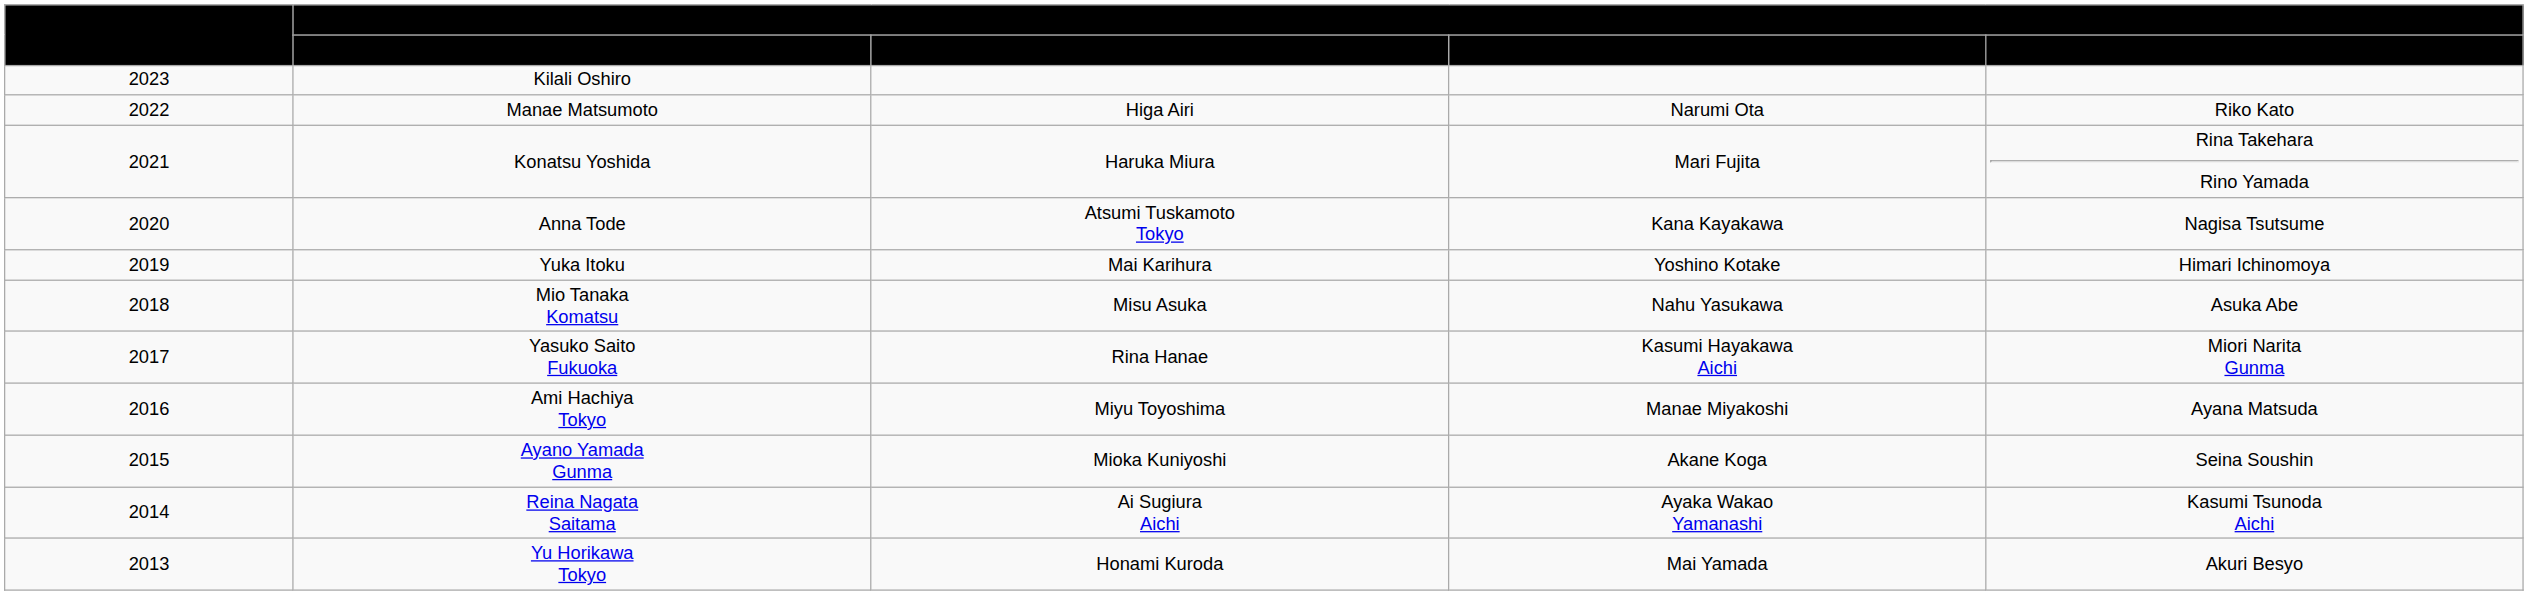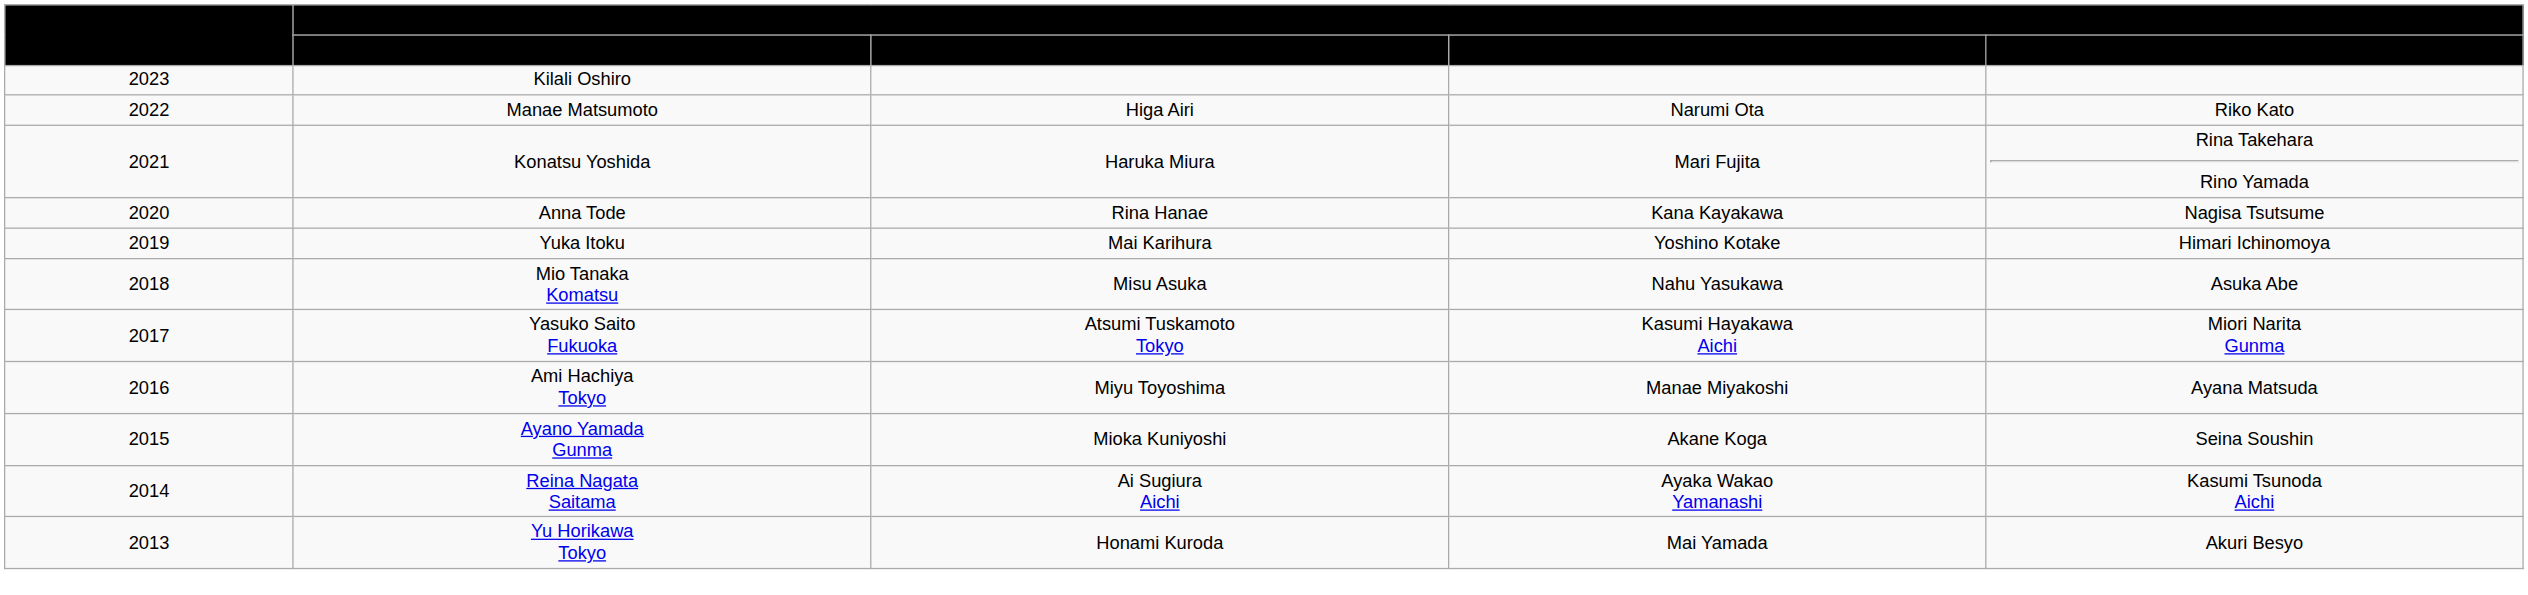(1160, 223) Atsumi Tuskamoto Tokyo -> (1160, 213) Rina Hanae
(1160, 357) Rina Hanae -> (1160, 336) Atsumi Tuskamoto Tokyo
